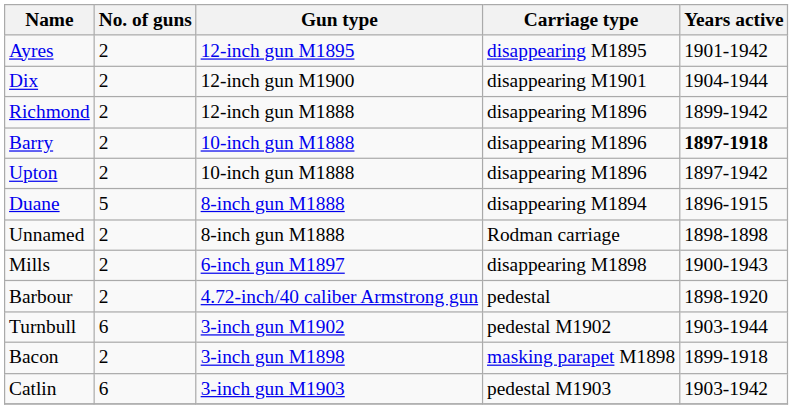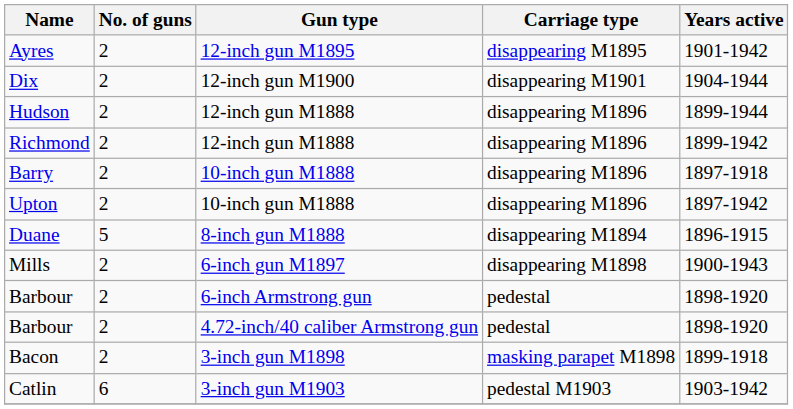+ row: (39, 111)
(726, 142) bold -> (726, 173) normal
- row: (47, 234)
+ row: (41, 296)
- row: (43, 326)
